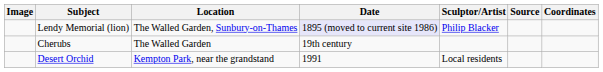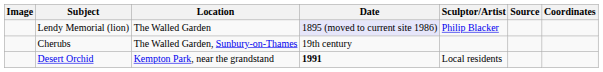(216, 28) The Walled Garden, Sunbury-on-Thames -> (172, 28) The Walled Garden
(172, 43) The Walled Garden -> (216, 43) The Walled Garden, Sunbury-on-Thames
(312, 59) normal -> (312, 59) bold
